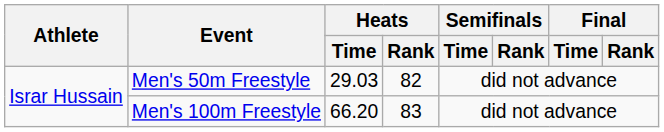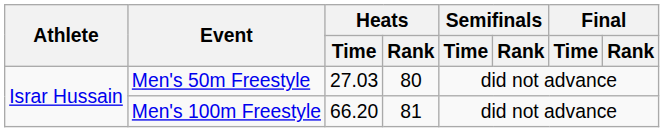(354, 81) 29.03 -> (354, 81) 27.03
(411, 81) 82 -> (411, 81) 80
(411, 112) 83 -> (411, 112) 81
